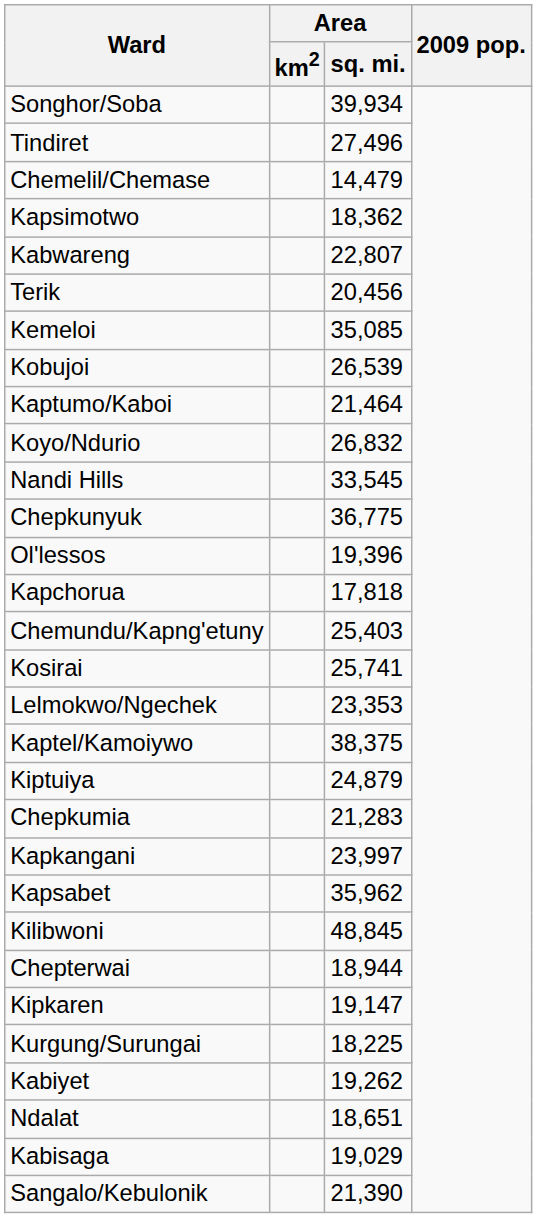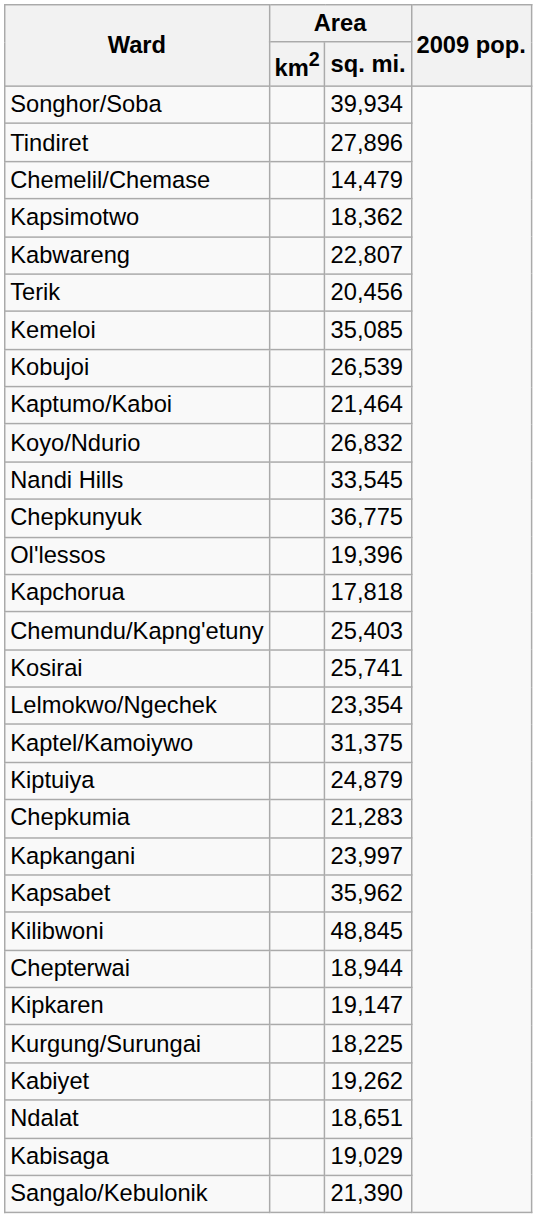(367, 142) 27,496 -> (367, 142) 27,896
(367, 705) 23,353 -> (367, 705) 23,354
(367, 743) 38,375 -> (367, 743) 31,375
